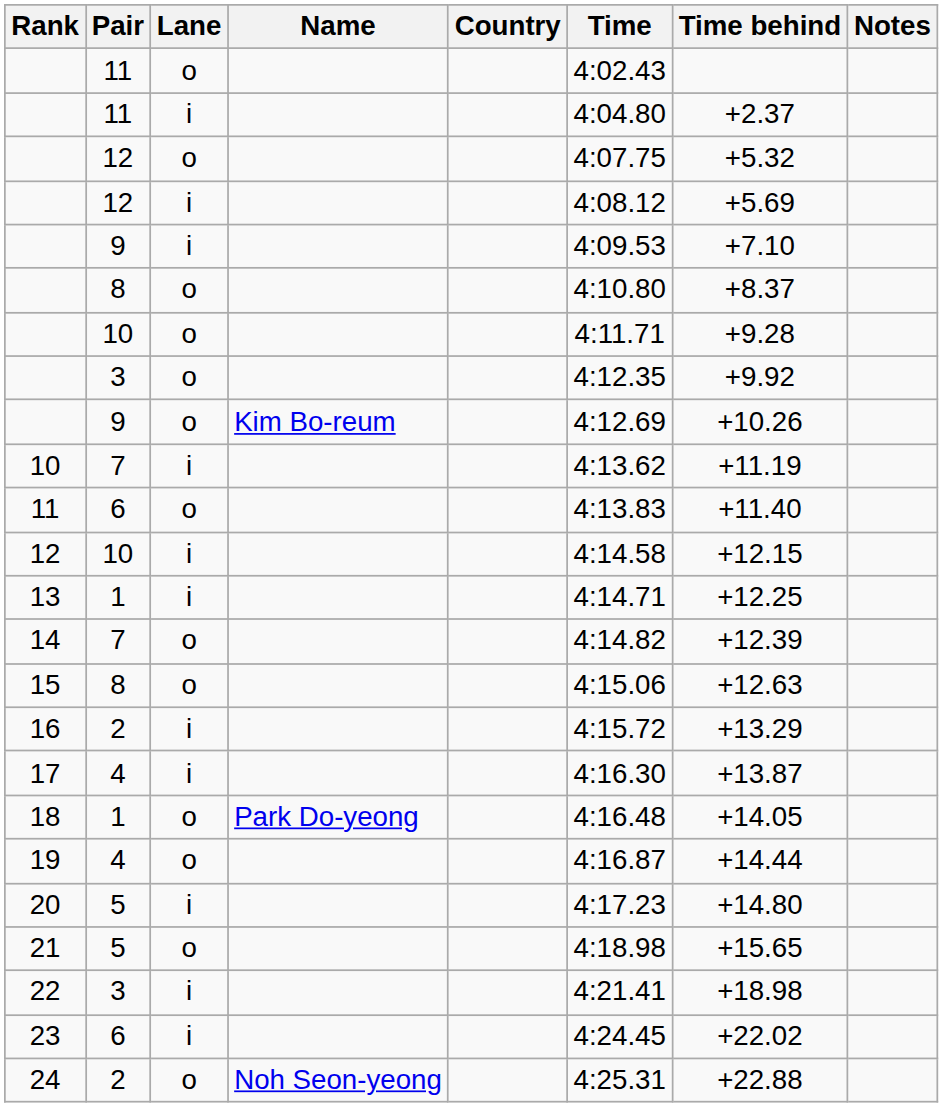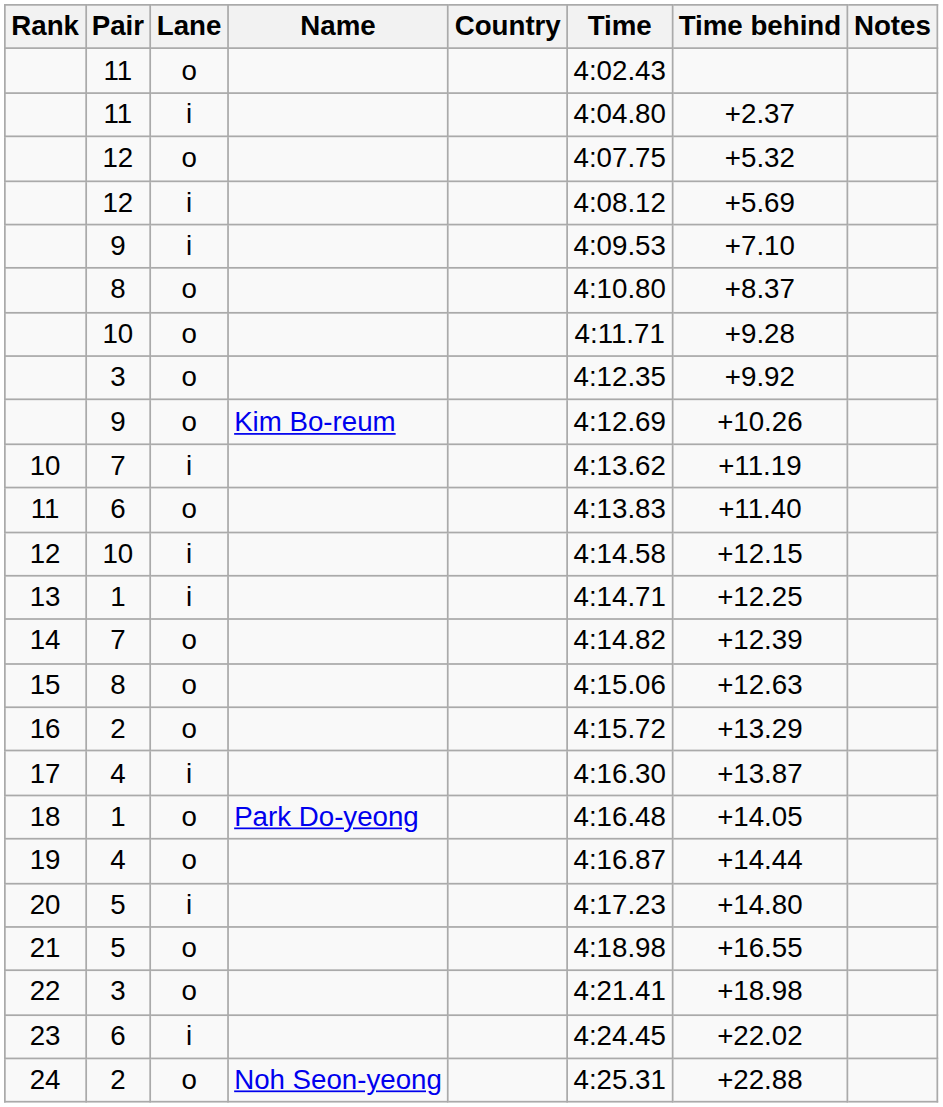(189, 728) i -> (189, 728) o
(760, 948) +15.65 -> (760, 948) +16.55
(189, 992) i -> (189, 992) o
